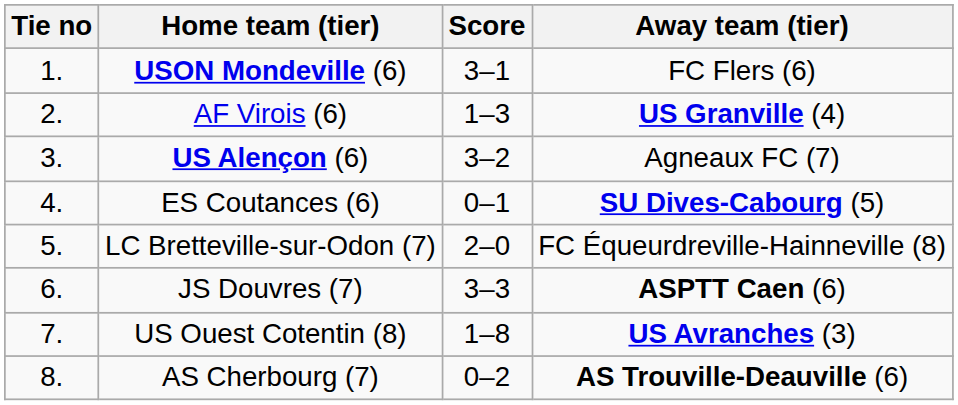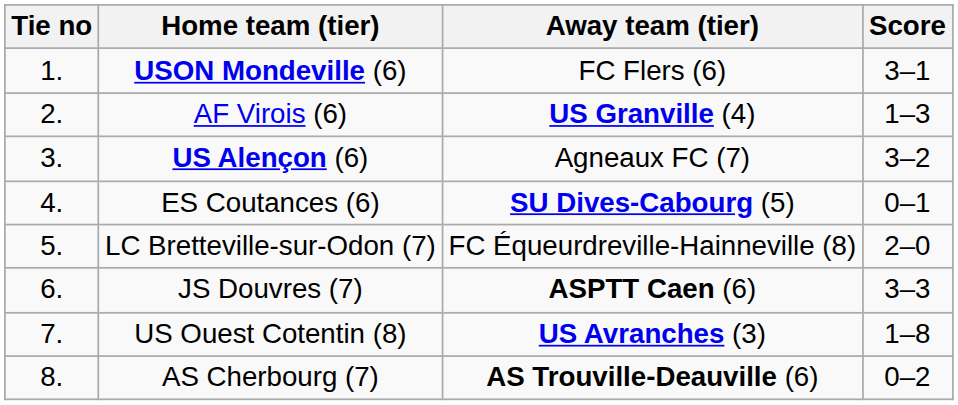columns swapped: (487, 26) <-> (742, 26)
